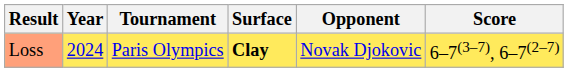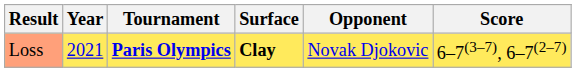(85, 50) 2024 -> (85, 50) 2021
(168, 50) normal -> (171, 50) bold
